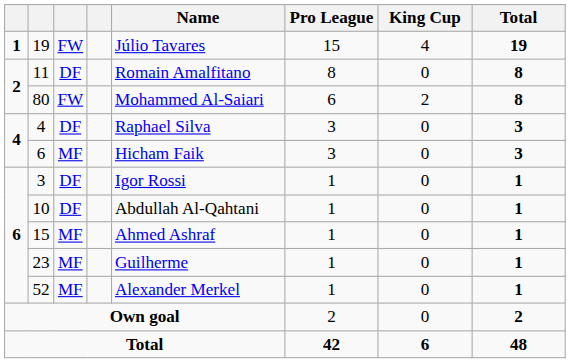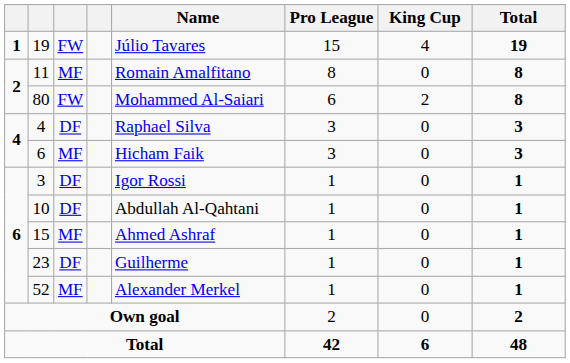(70, 72) DF -> (70, 72) MF
(70, 262) MF -> (70, 262) DF
